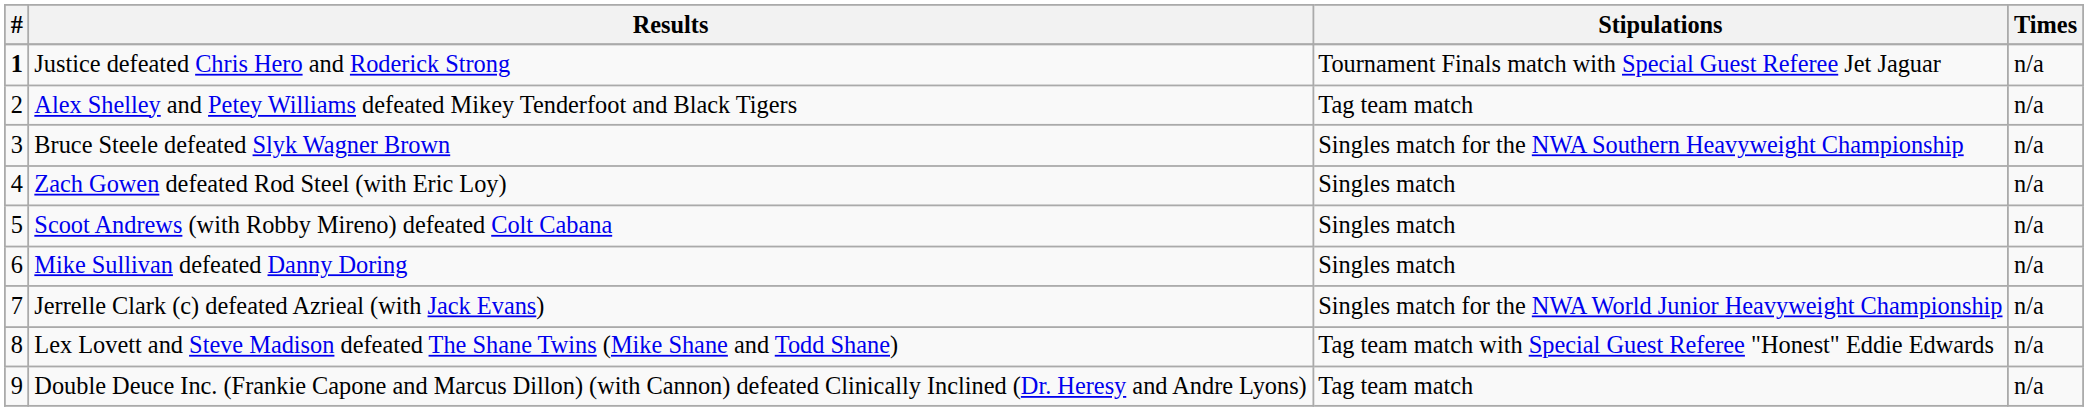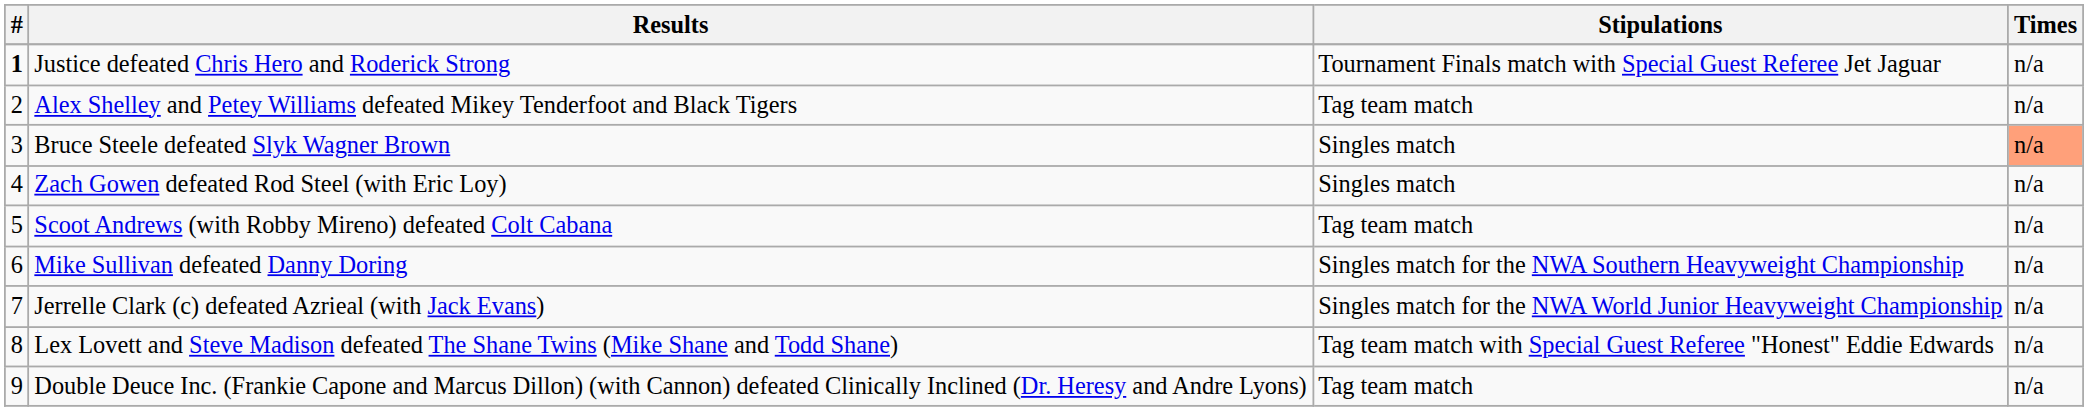(1641, 144) Singles match for the NWA Southern Heavyweight Championship -> (1387, 144) Singles match
(2029, 144) no background -> (2029, 144) lightsalmon background
(1387, 224) Singles match -> (1396, 224) Tag team match
(1387, 265) Singles match -> (1641, 265) Singles match for the NWA Southern Heavyweight Championship
